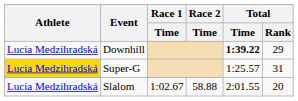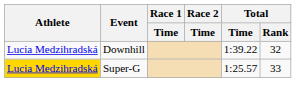(243, 50) bold -> (241, 50) normal
(278, 50) 29 -> (275, 50) 32
(278, 68) 31 -> (275, 68) 33
- row: (119, 87)
